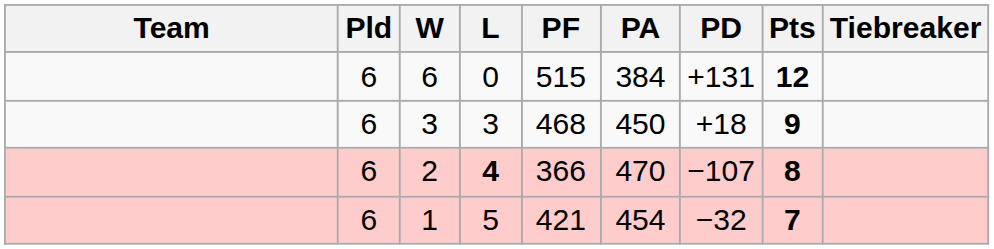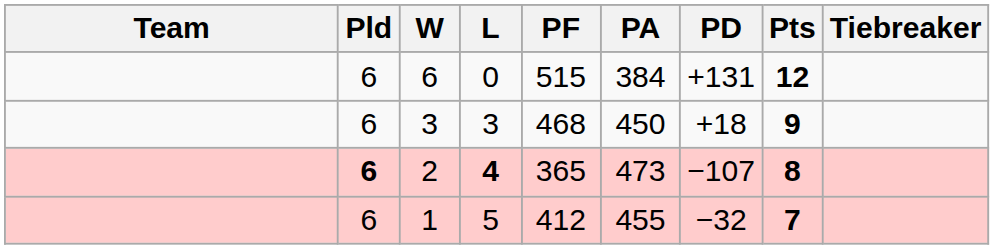(369, 171) normal -> (369, 171) bold
(561, 171) 366 -> (561, 171) 365
(640, 171) 470 -> (640, 171) 473
(561, 219) 421 -> (561, 219) 412
(640, 219) 454 -> (640, 219) 455
